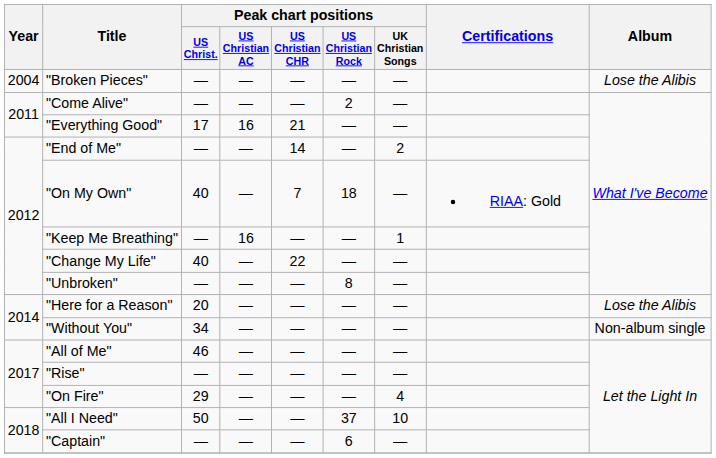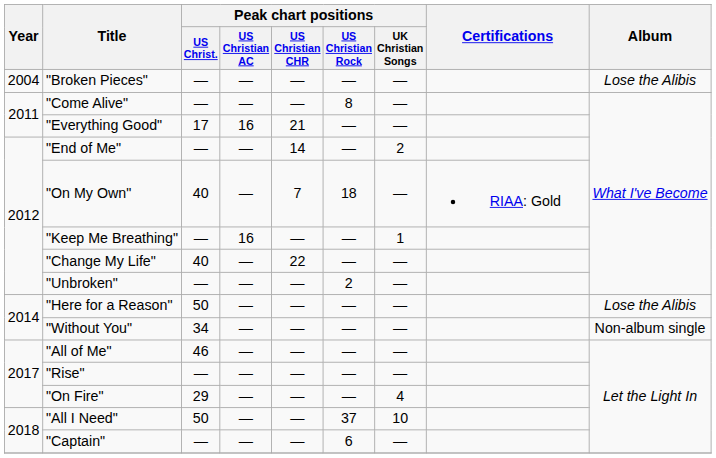(349, 103) 2 -> (349, 103) 8
(349, 283) 8 -> (349, 283) 2
(201, 306) 20 -> (201, 306) 50
